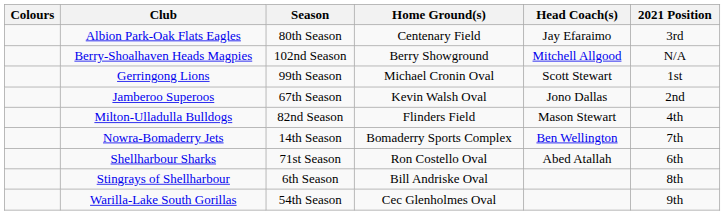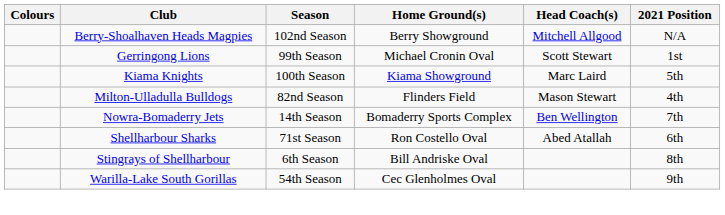- row: (163, 35)
- row: (163, 96)
+ row: (163, 76)
